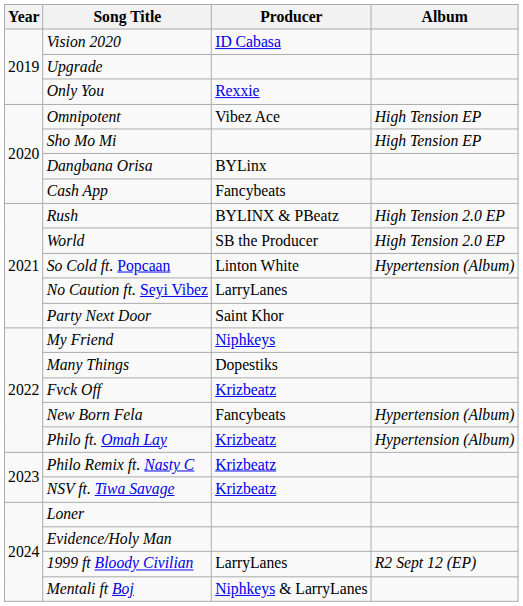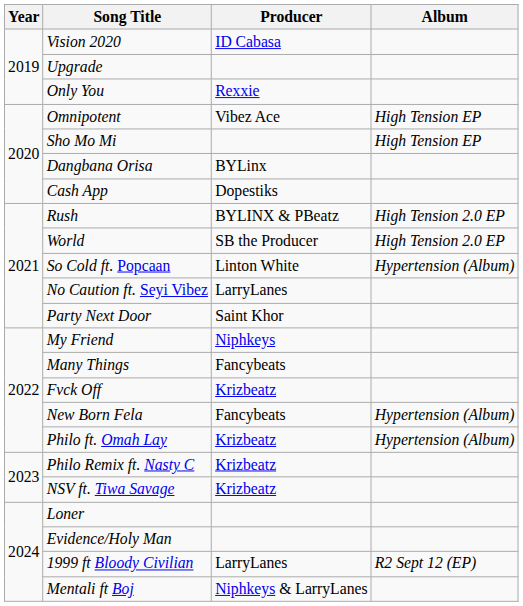(250, 191) Fancybeats -> (247, 191) Dopestiks
(247, 365) Dopestiks -> (250, 365) Fancybeats
